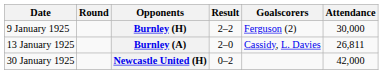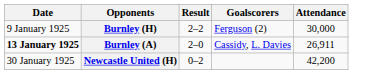- column: (94, 12)
(41, 45) normal -> (43, 45) bold
(350, 45) 26,811 -> (321, 45) 26,911
(350, 61) 42,000 -> (321, 61) 42,200
